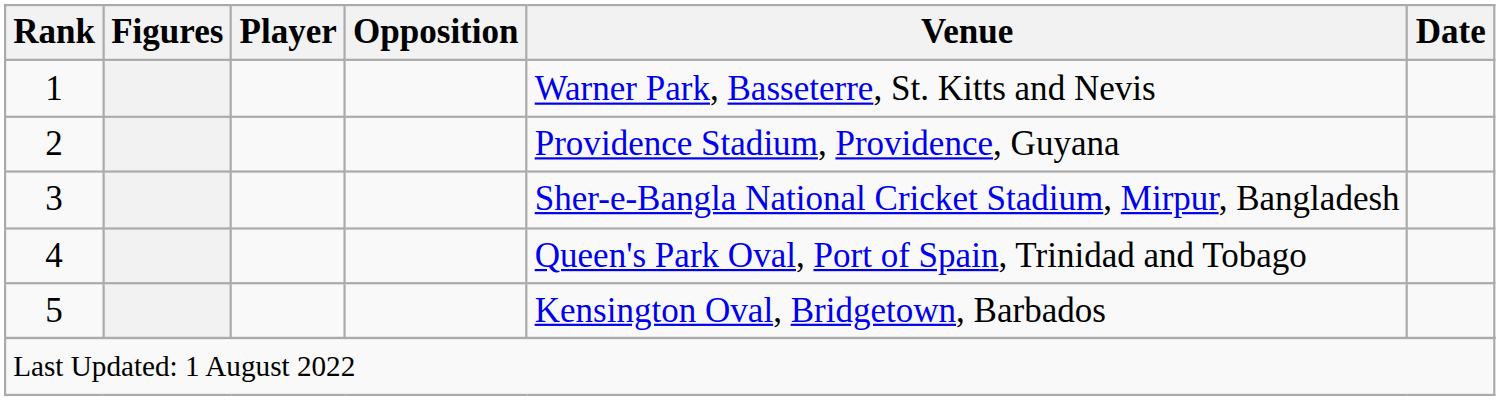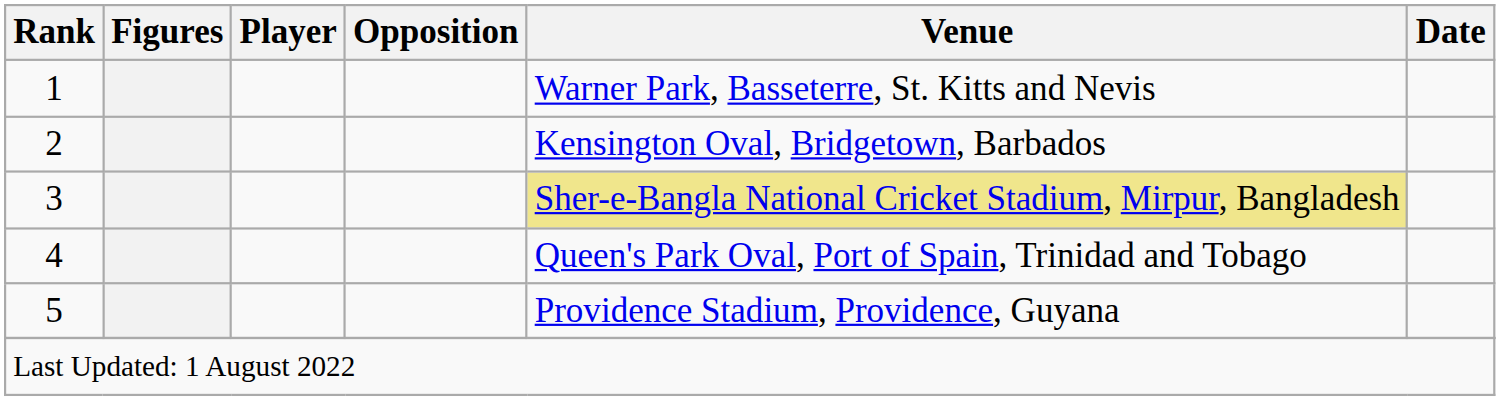(827, 143) Providence Stadium, Providence, Guyana -> (820, 143) Kensington Oval, Bridgetown, Barbados
(967, 198) no background -> (967, 198) khaki background
(820, 310) Kensington Oval, Bridgetown, Barbados -> (827, 310) Providence Stadium, Providence, Guyana
